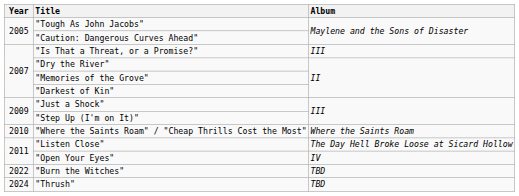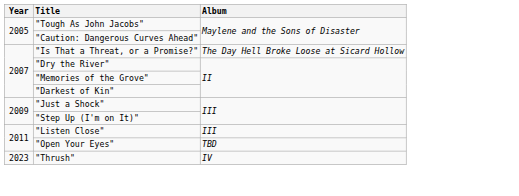(318, 51) III -> (303, 51) The Day Hell Broke Loose at Sicard Hollow
- row: (171, 131)
(412, 144) The Day Hell Broke Loose at Sicard Hollow -> (209, 131) III
(315, 158) IV -> (209, 144) TBD
- row: (80, 171)
(19, 185) 2024 -> (19, 158) 2023
(318, 185) TBD -> (207, 158) IV
